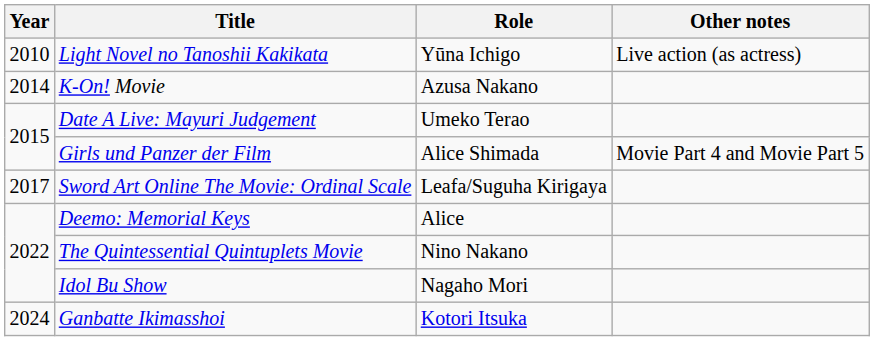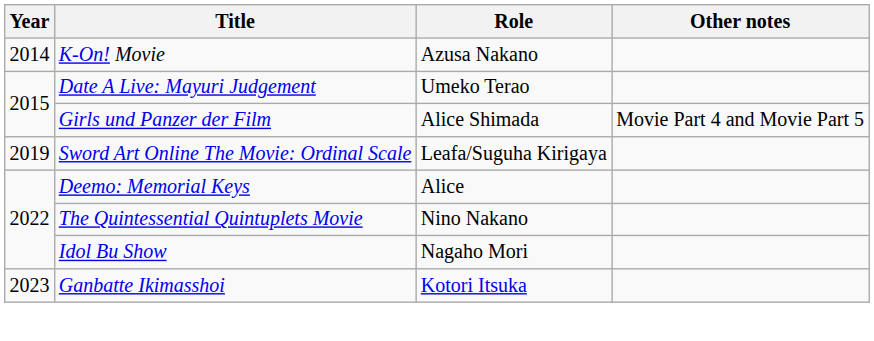- row: (193, 54)
(29, 186) 2017 -> (29, 153) 2019
(29, 318) 2024 -> (29, 285) 2023
